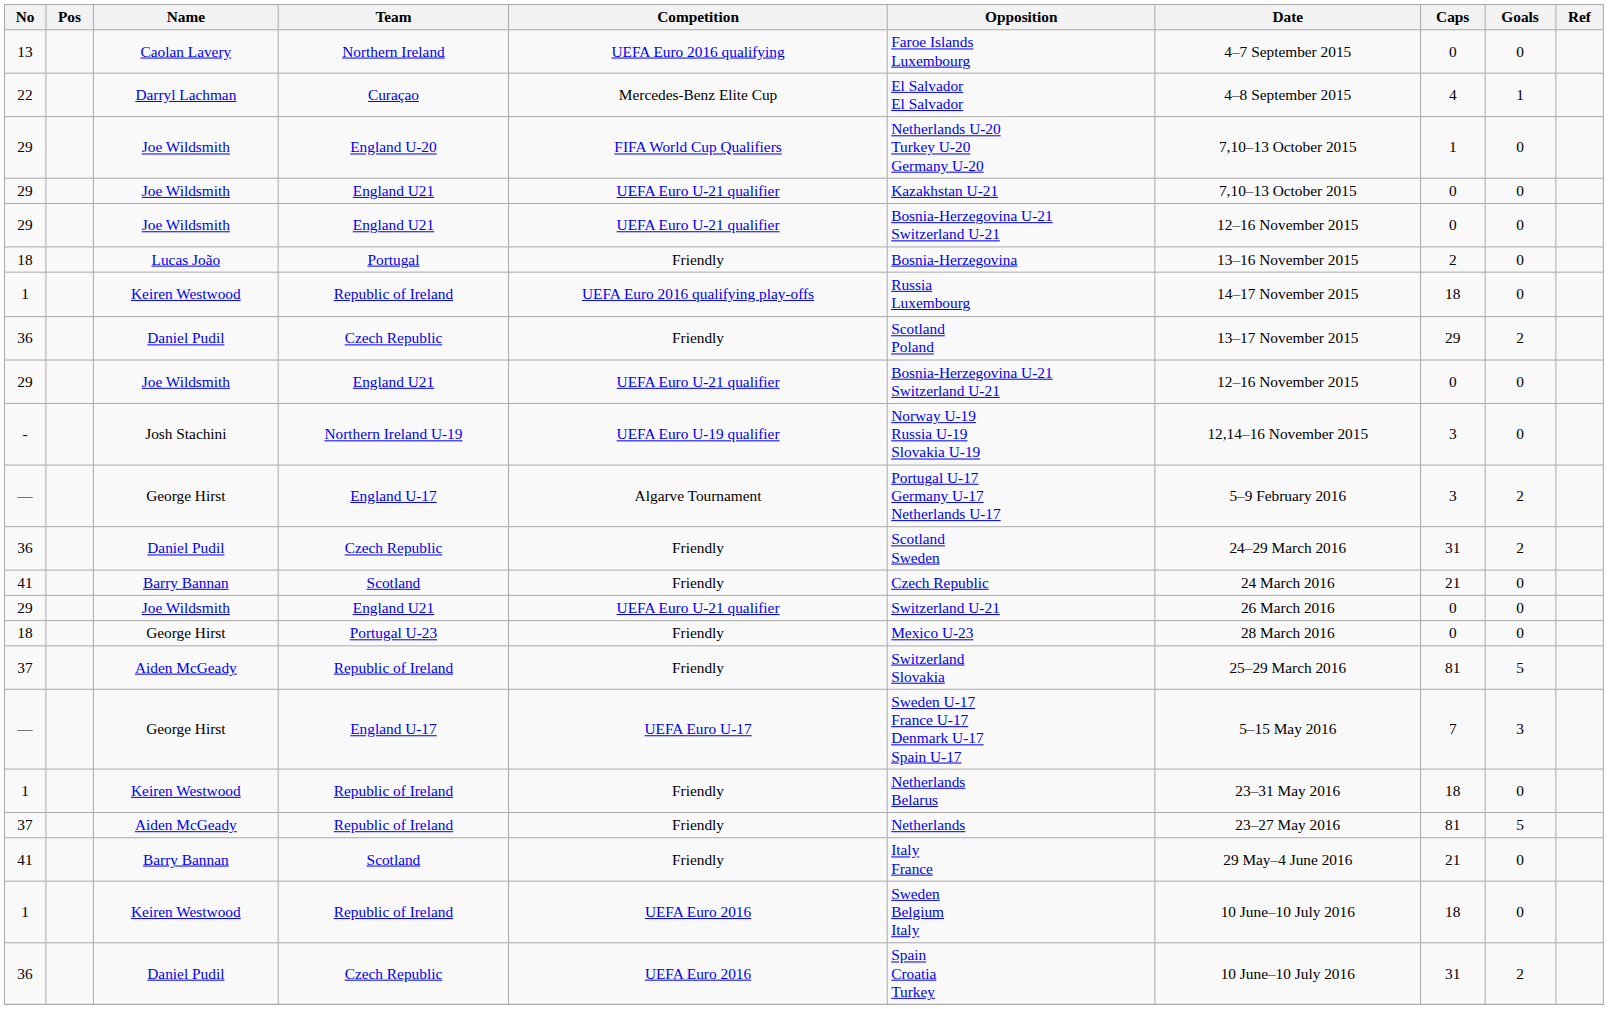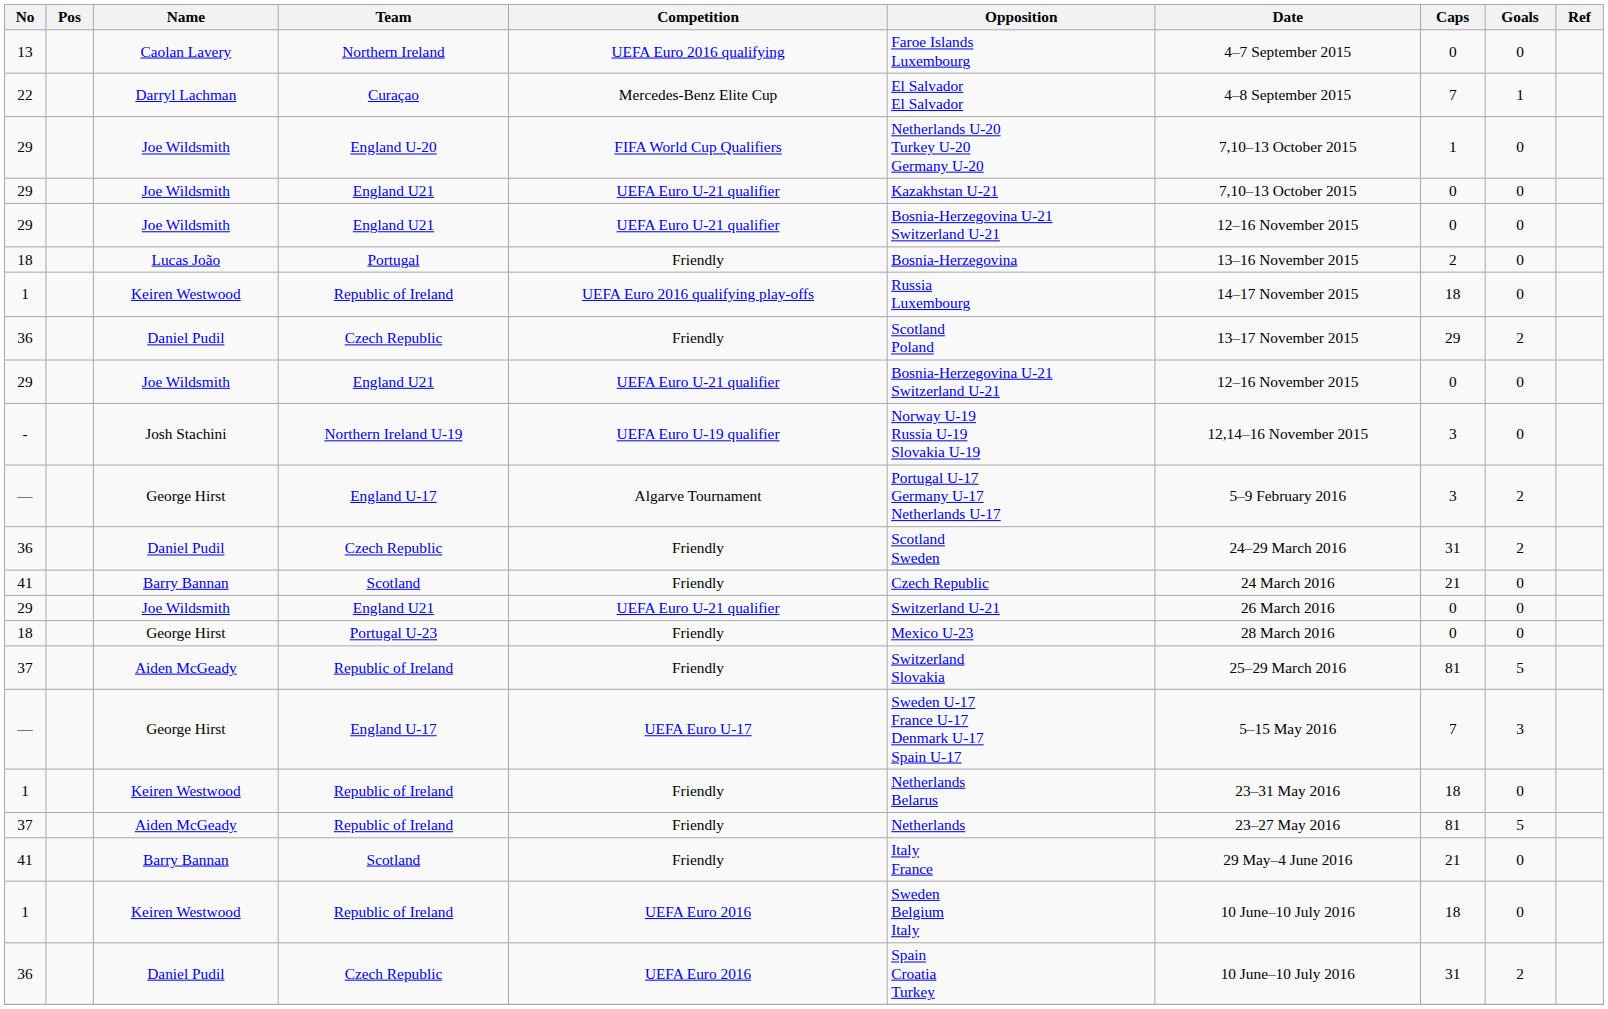(1453, 95) 4 -> (1453, 95) 7
